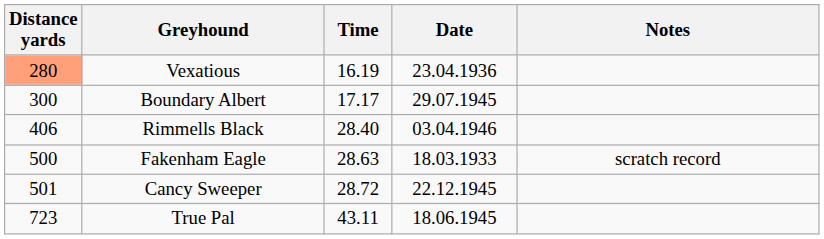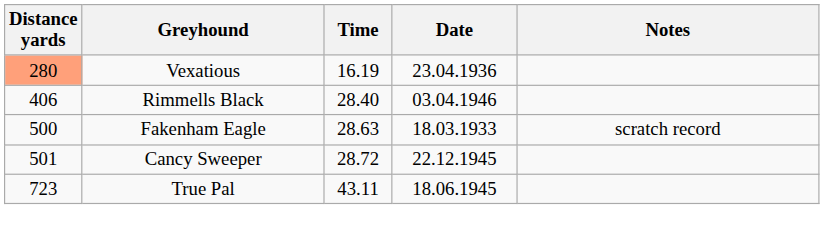- row: (203, 99)
